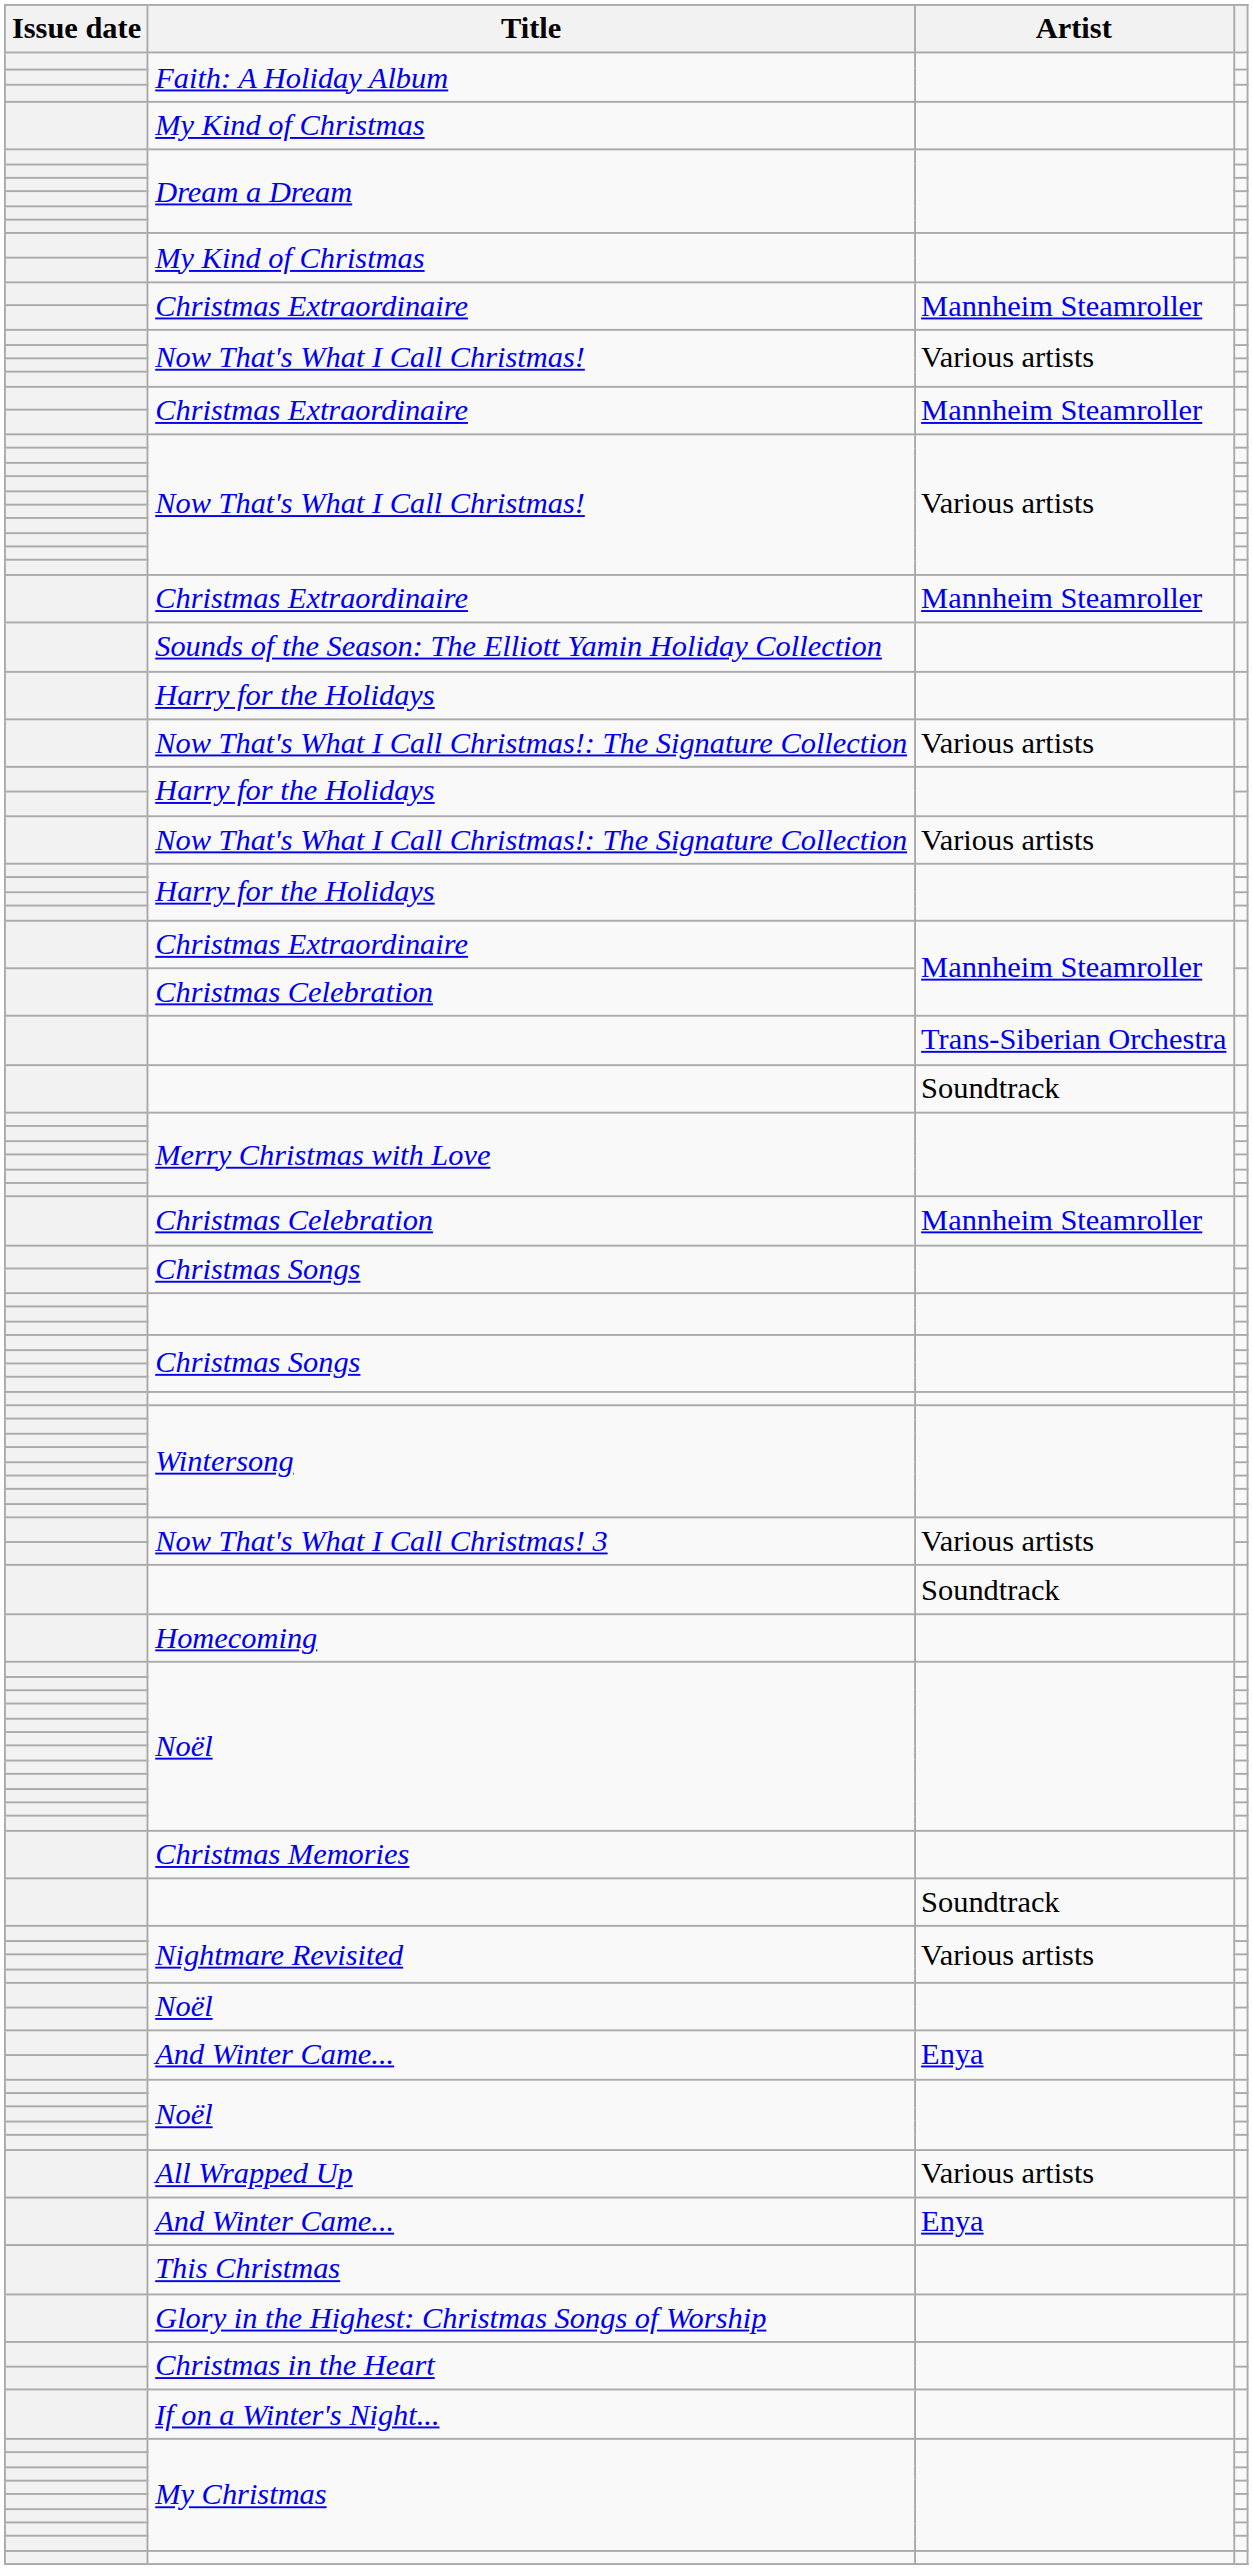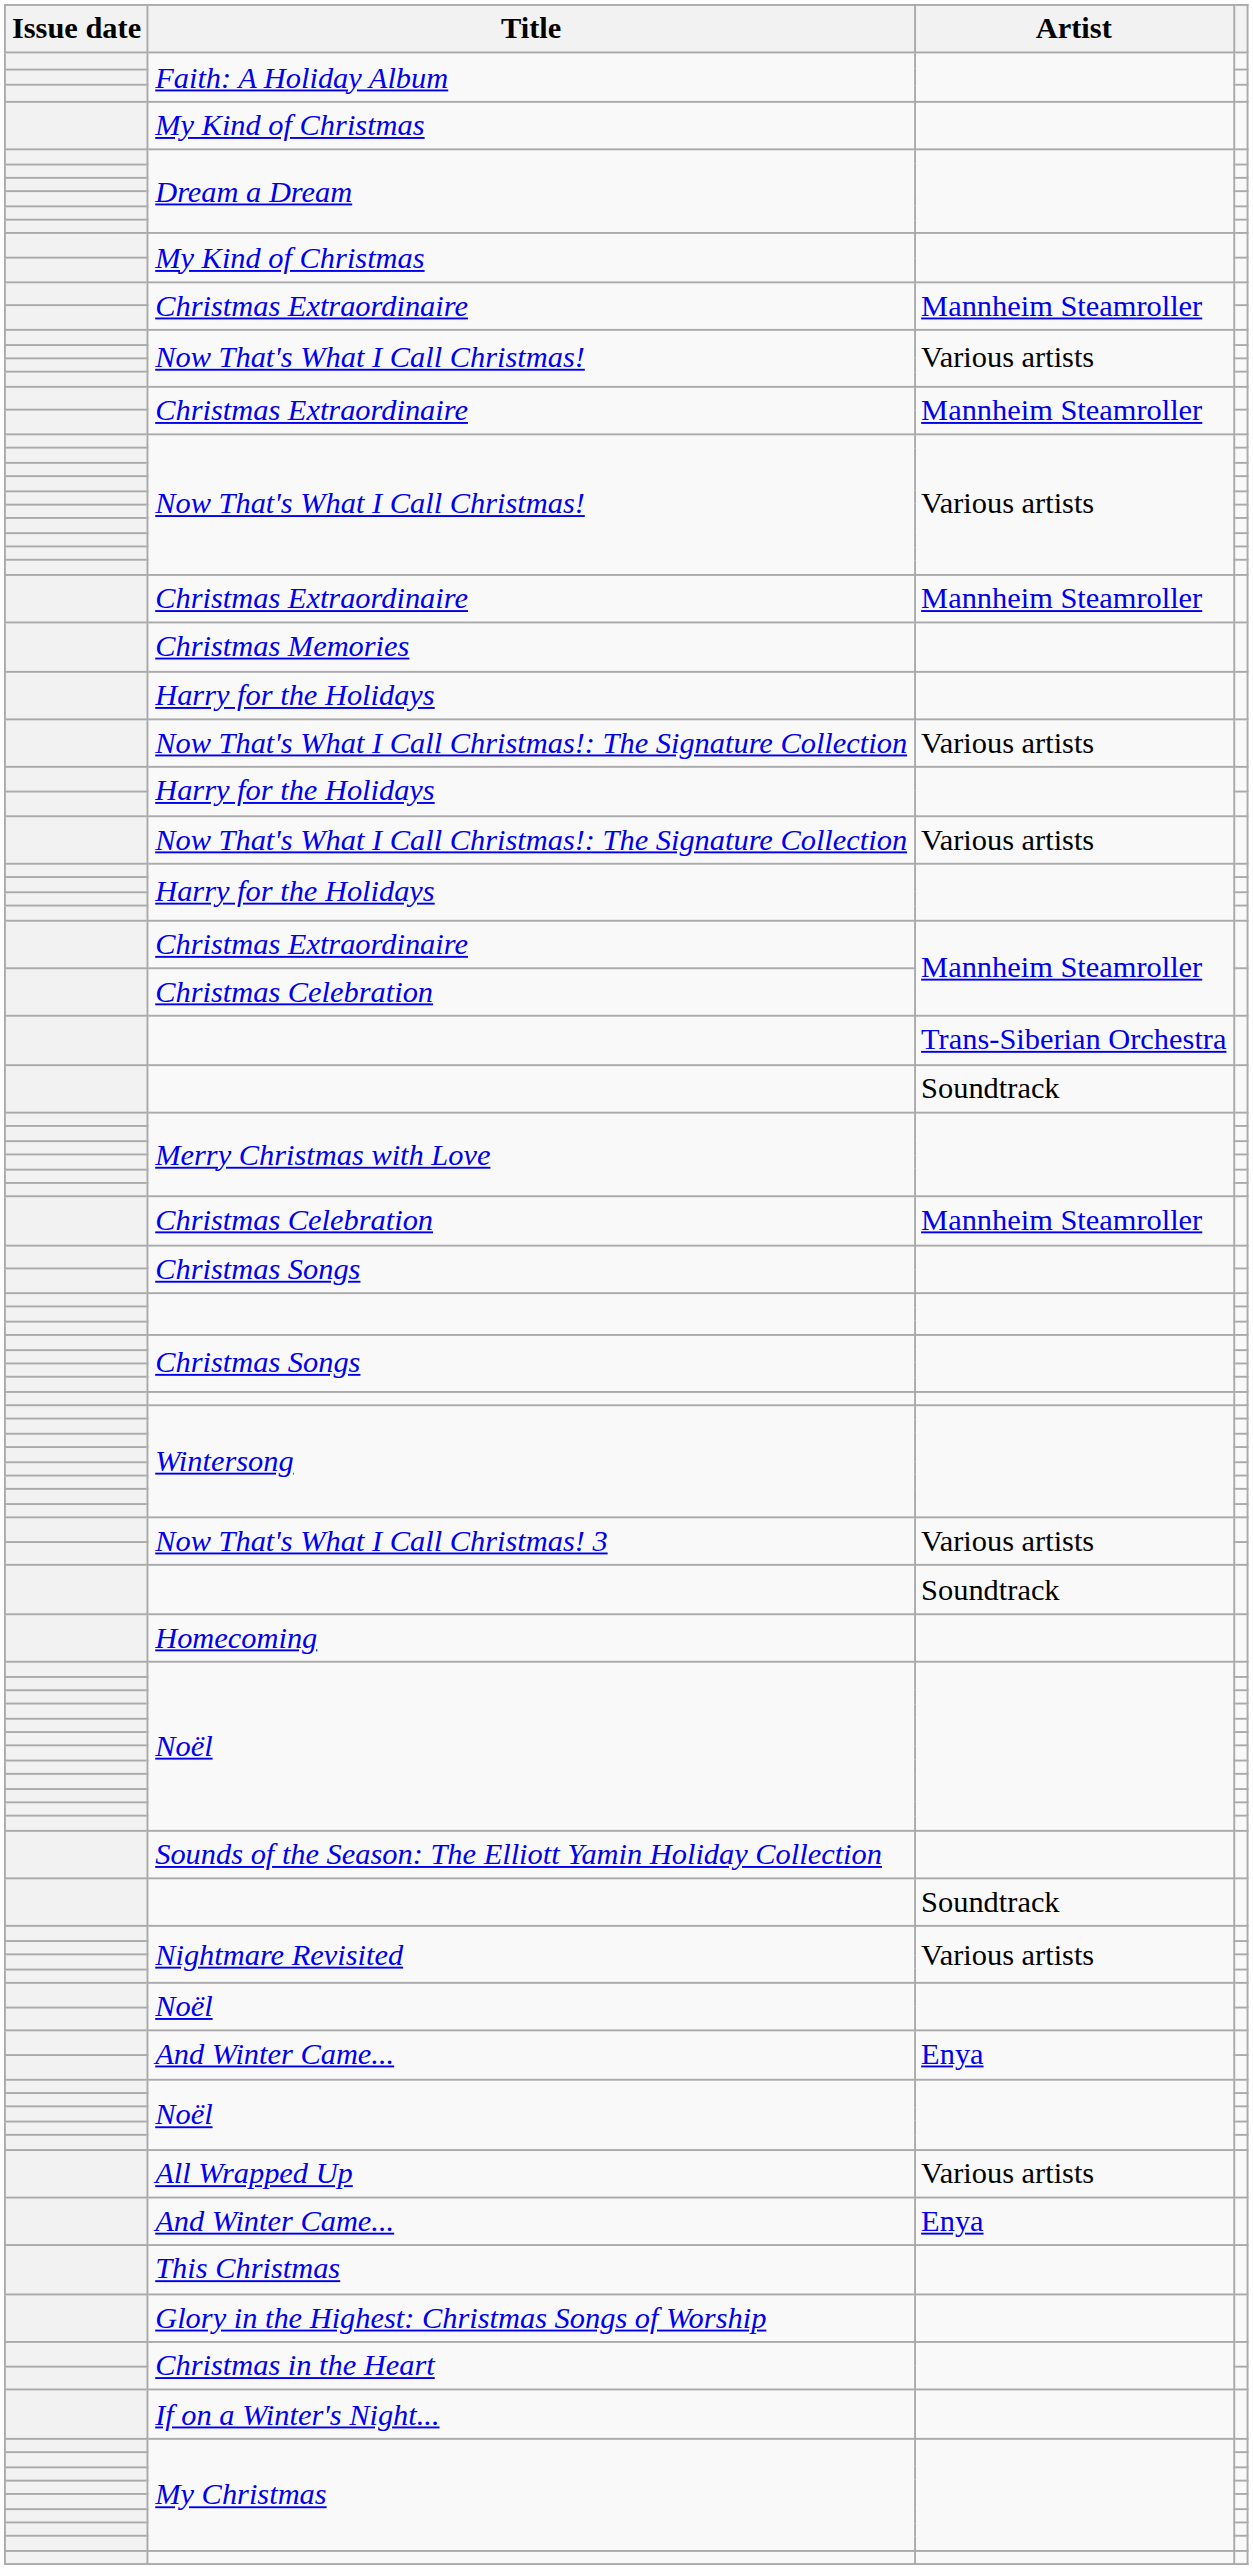rows swapped: (282, 1853) <-> (519, 646)
